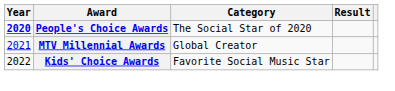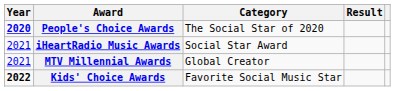+ row: (108, 45)
(19, 61) normal -> (19, 78) bold
